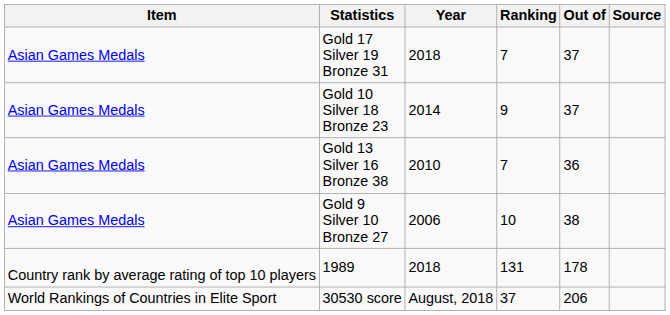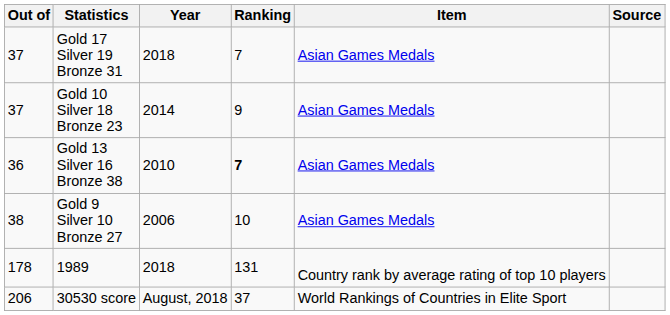columns swapped: (162, 15) <-> (585, 15)
(504, 165) normal -> (238, 165) bold
